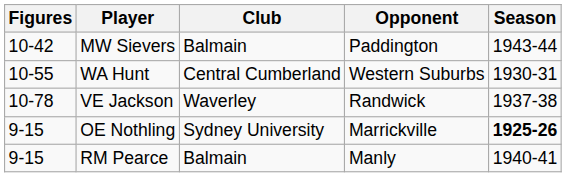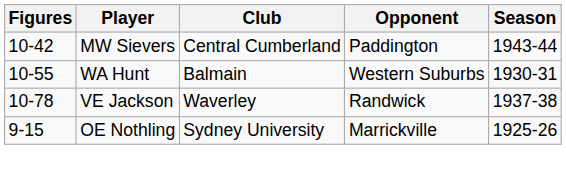(215, 46) Balmain -> (262, 46) Central Cumberland
(262, 74) Central Cumberland -> (215, 74) Balmain
(525, 130) bold -> (525, 130) normal
- row: (124, 158)
